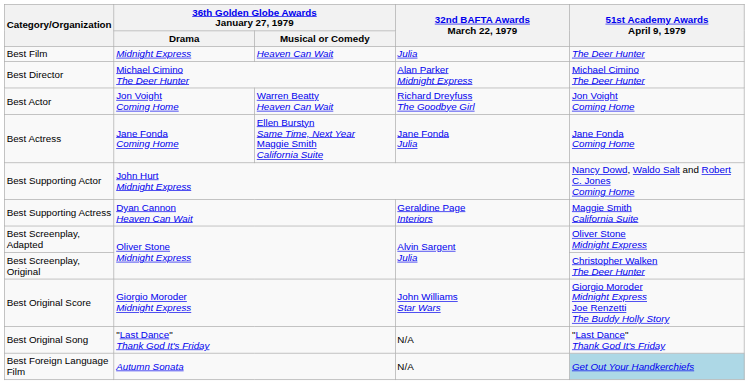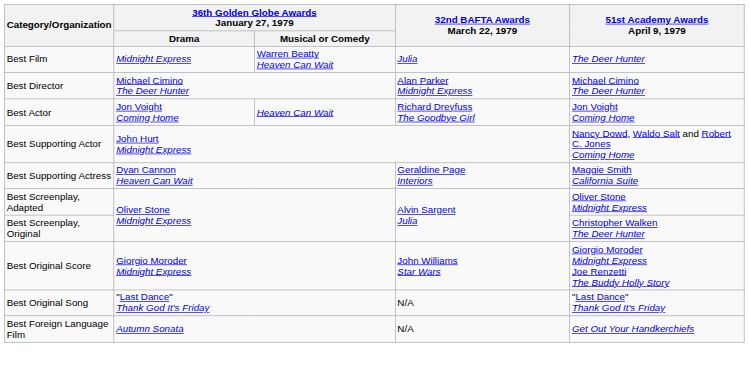(295, 54) Heaven Can Wait -> (295, 60) Warren Beatty Heaven Can Wait
(295, 102) Warren Beatty Heaven Can Wait -> (295, 112) Heaven Can Wait
- row: (34, 139)
(633, 367) lightblue background -> (633, 330) no background
